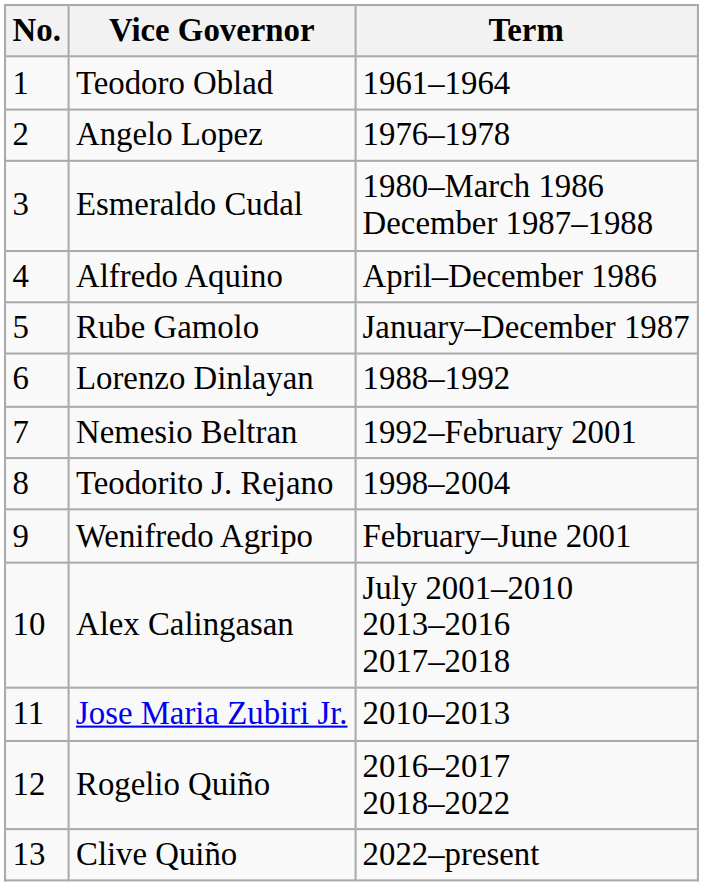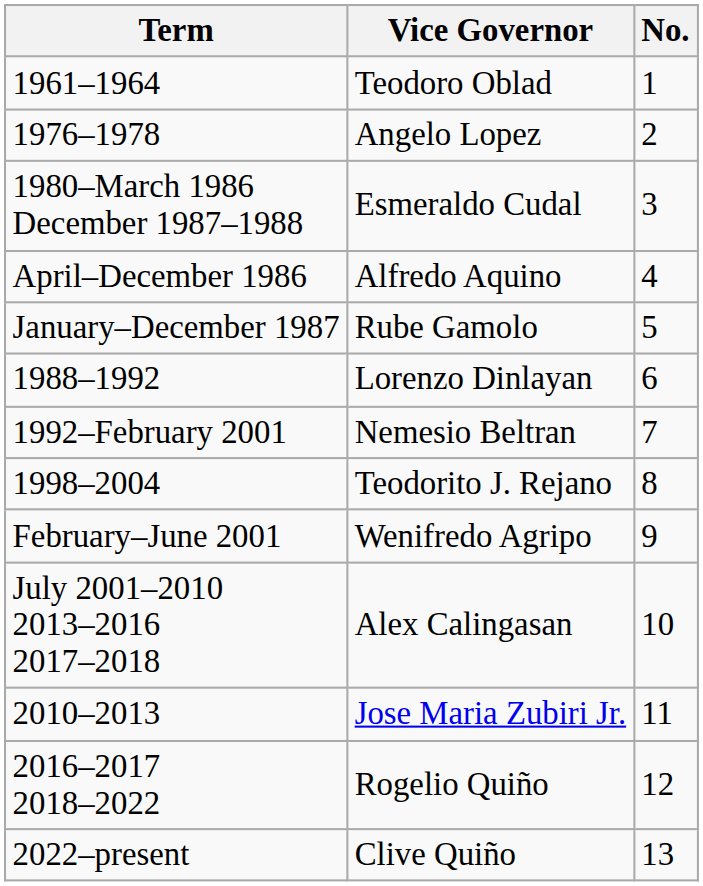columns swapped: (37, 30) <-> (526, 30)
